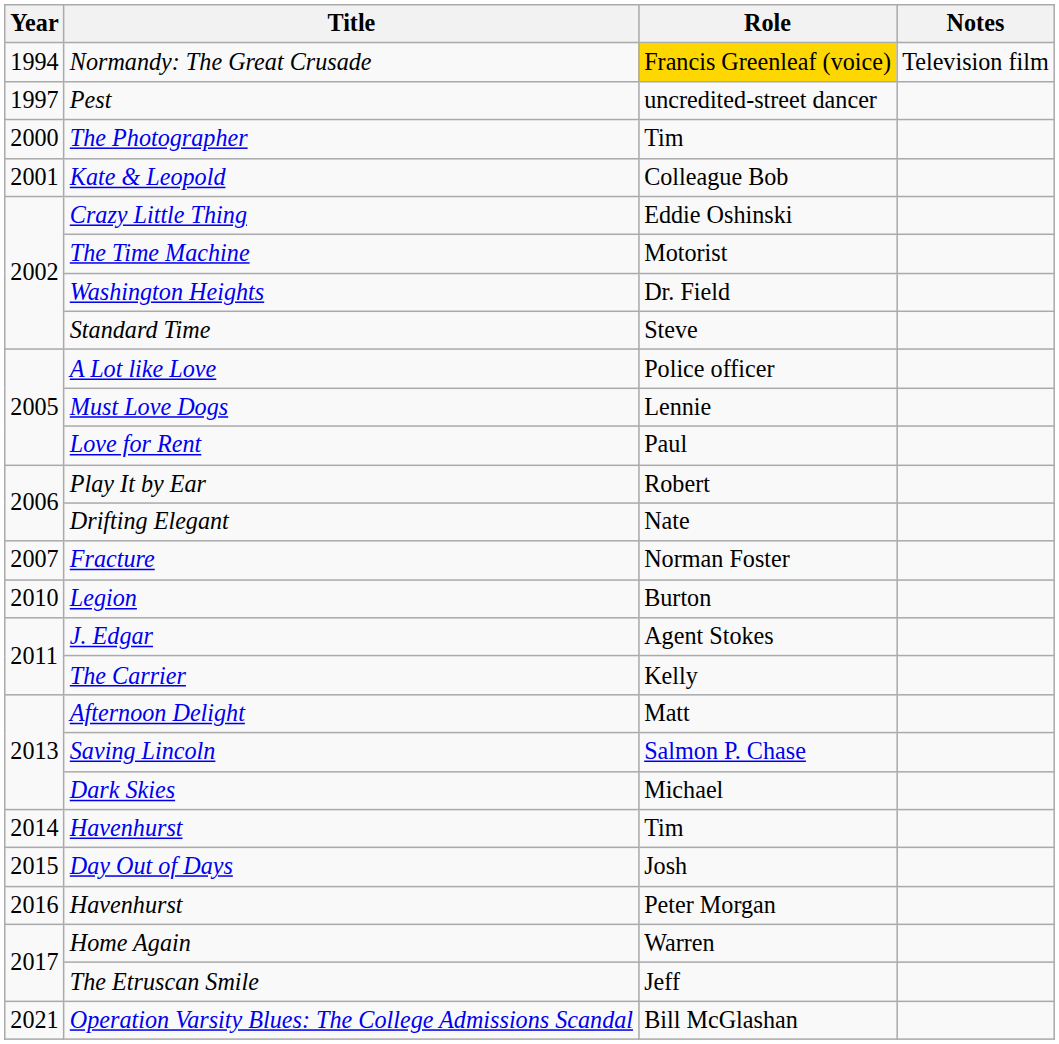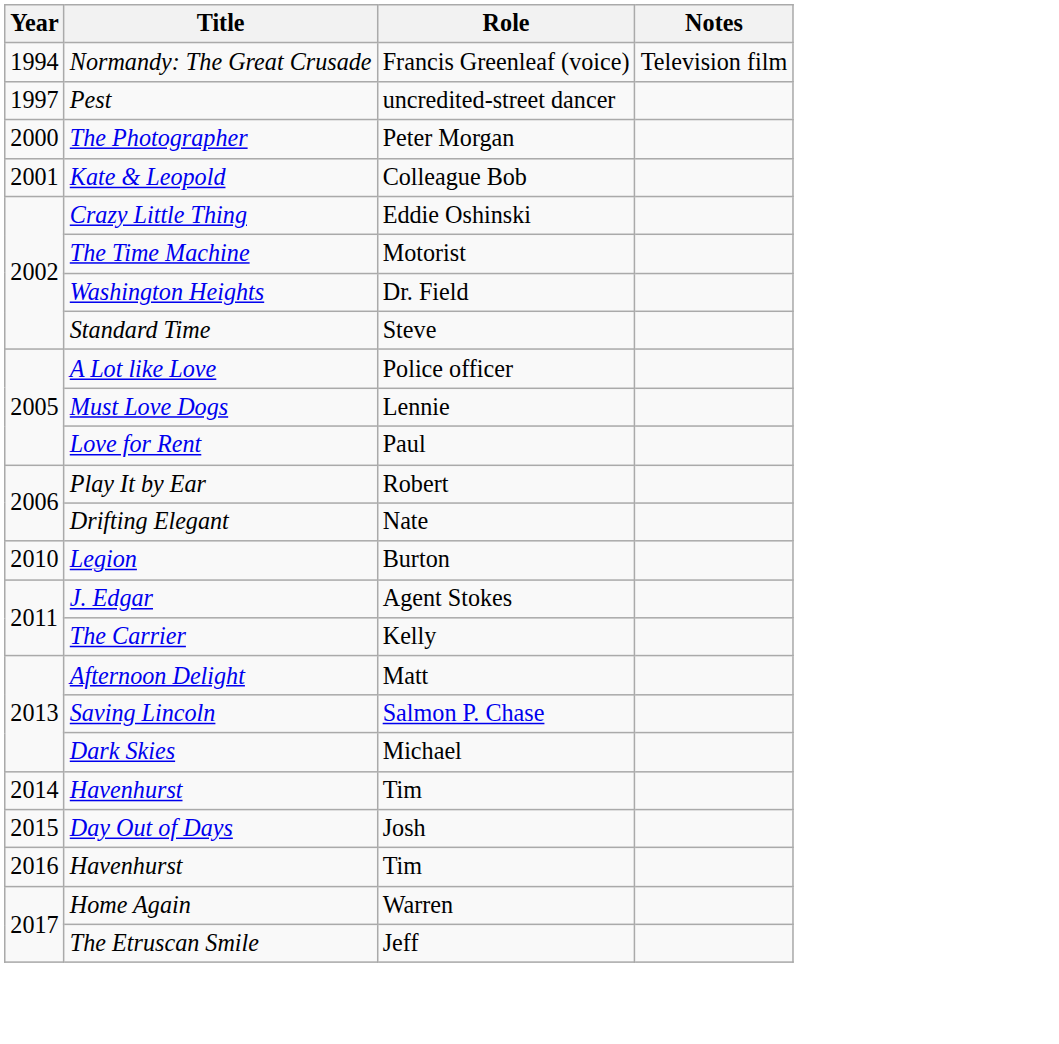(768, 61) gold background -> (506, 61) no background
(664, 138) Tim -> (449, 138) Peter Morgan
- row: (34, 560)
(710, 904) Peter Morgan -> (402, 866) Tim
- row: (34, 1019)
